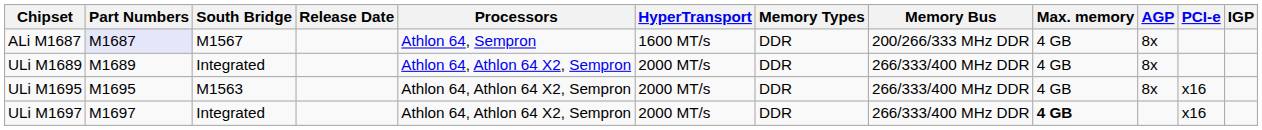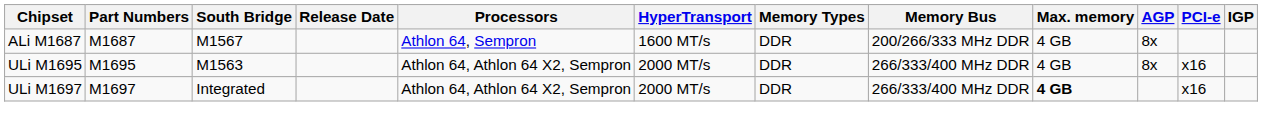(112, 41) lavender background -> (112, 41) no background
- row: (45, 65)
